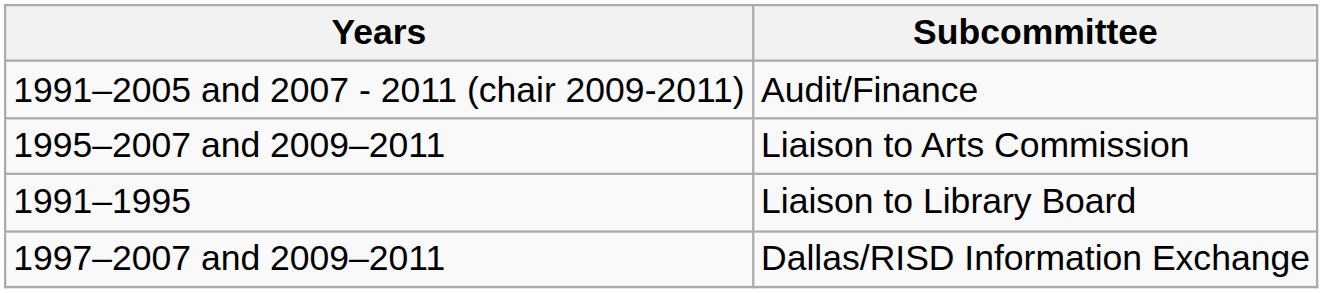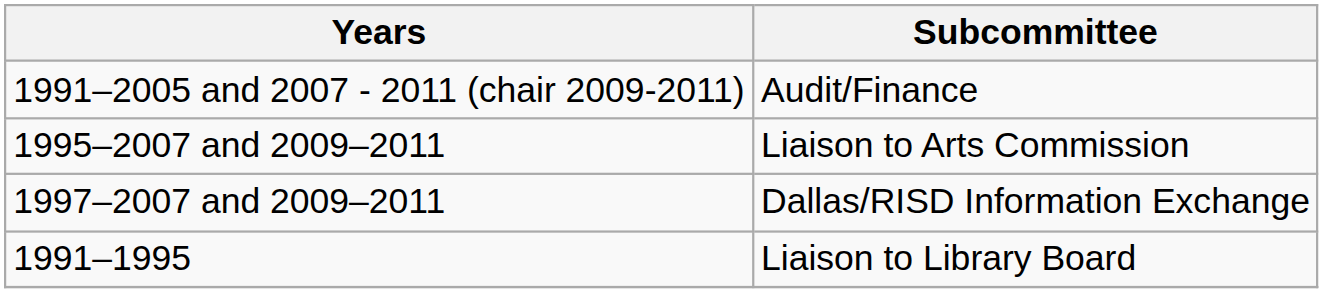rows swapped: (102, 201) <-> (229, 257)
